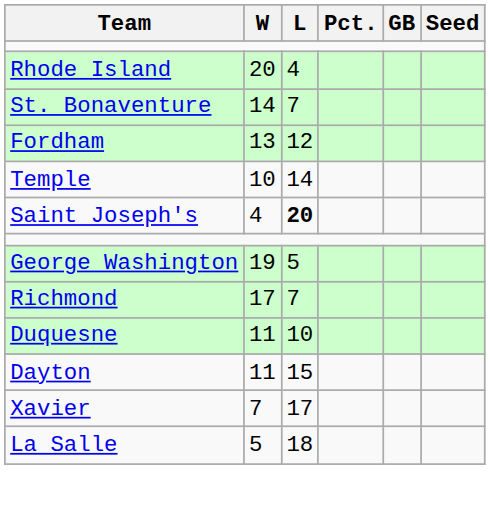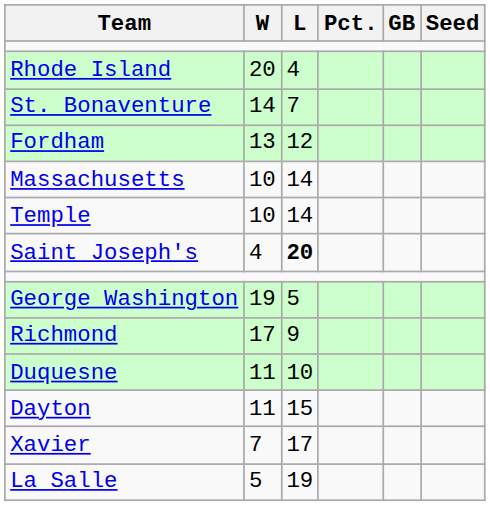+ row: (97, 179)
(293, 299) 7 -> (293, 336) 9
(300, 445) 18 -> (300, 482) 19
